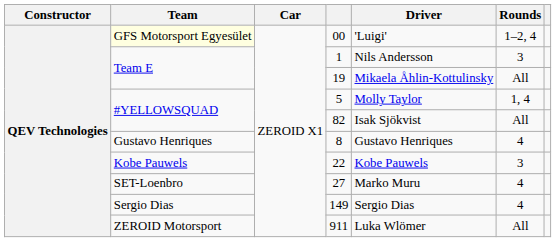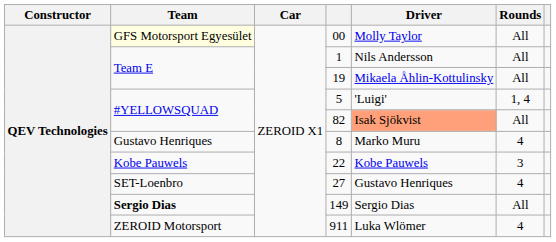(371, 35) 'Luigi' -> (388, 35) Molly Taylor
(520, 35) 1–2, 4 -> (520, 35) All
(520, 56) 3 -> (520, 56) All
(388, 99) Molly Taylor -> (371, 99) 'Luigi'
(388, 120) no background -> (388, 120) lightsalmon background
(404, 141) Gustavo Henriques -> (387, 141) Marko Muru
(387, 183) Marko Muru -> (404, 183) Gustavo Henriques
(144, 204) normal -> (145, 204) bold
(520, 204) 4 -> (520, 204) All
(520, 225) All -> (520, 225) 4
